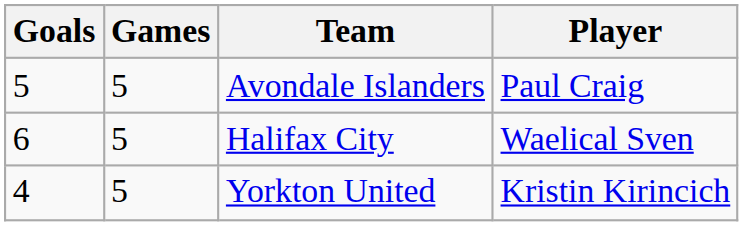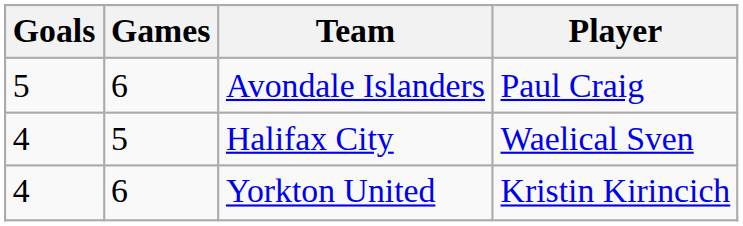(119, 84) 5 -> (119, 84) 6
(21, 138) 6 -> (21, 138) 4
(119, 191) 5 -> (119, 191) 6
